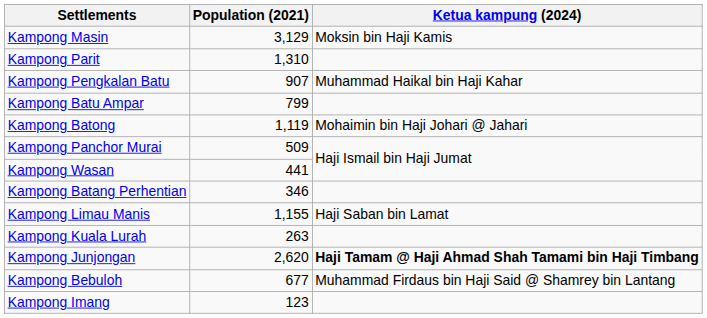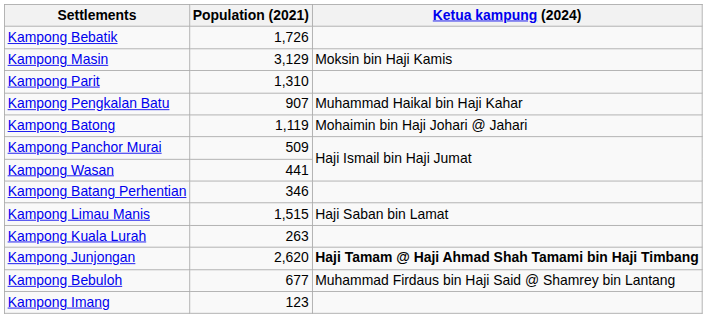+ row: (63, 37)
- row: (76, 103)
(291, 214) 1,155 -> (291, 214) 1,515
